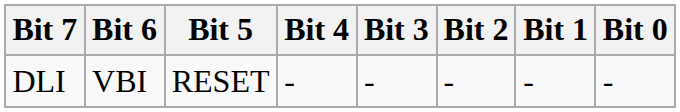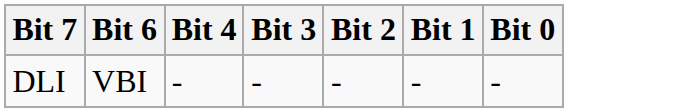- column: (221, 29)
